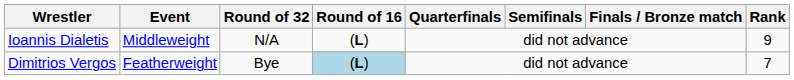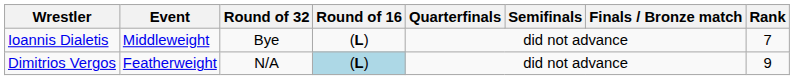(267, 40) N/A -> (267, 40) Bye
(768, 40) 9 -> (768, 40) 7
(267, 63) Bye -> (267, 63) N/A
(768, 63) 7 -> (768, 63) 9
